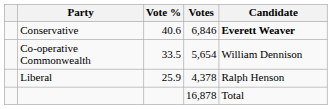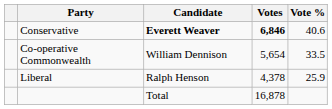columns swapped: (273, 13) <-> (164, 13)
(204, 30) normal -> (273, 30) bold
